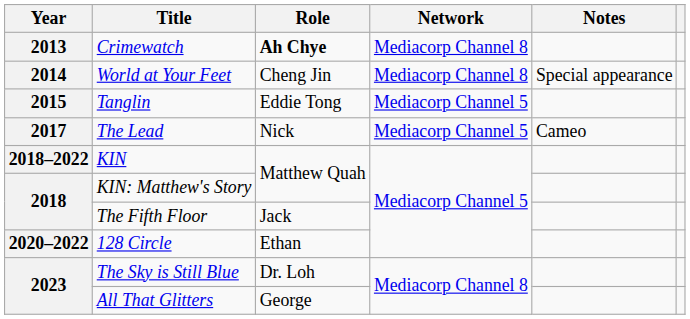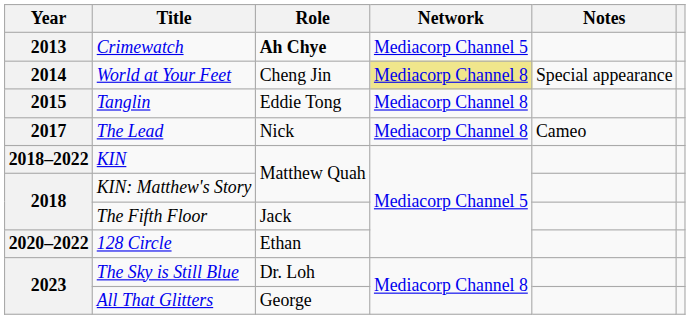(451, 46) Mediacorp Channel 8 -> (451, 46) Mediacorp Channel 5
(451, 74) no background -> (451, 74) khaki background
(451, 103) Mediacorp Channel 5 -> (451, 103) Mediacorp Channel 8
(451, 131) Mediacorp Channel 5 -> (451, 131) Mediacorp Channel 8
